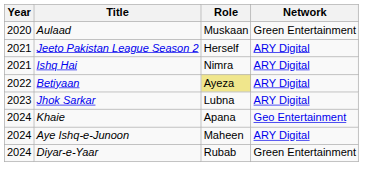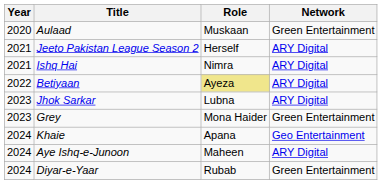+ row: (48, 118)
